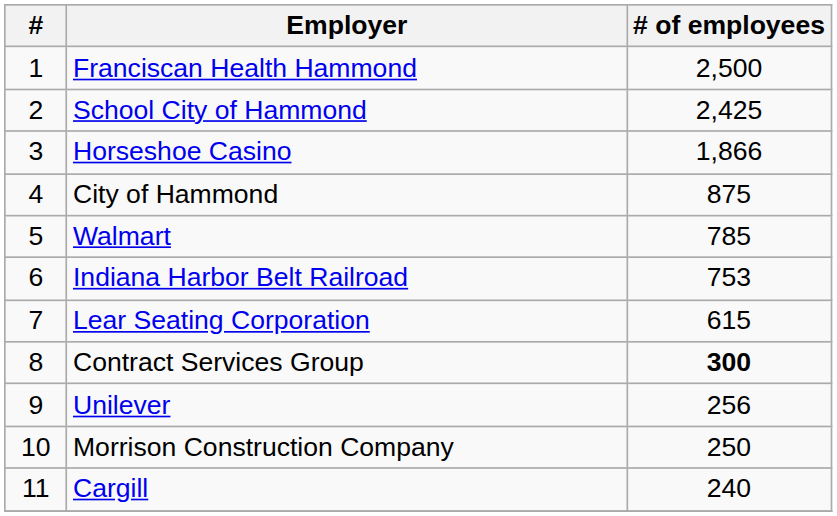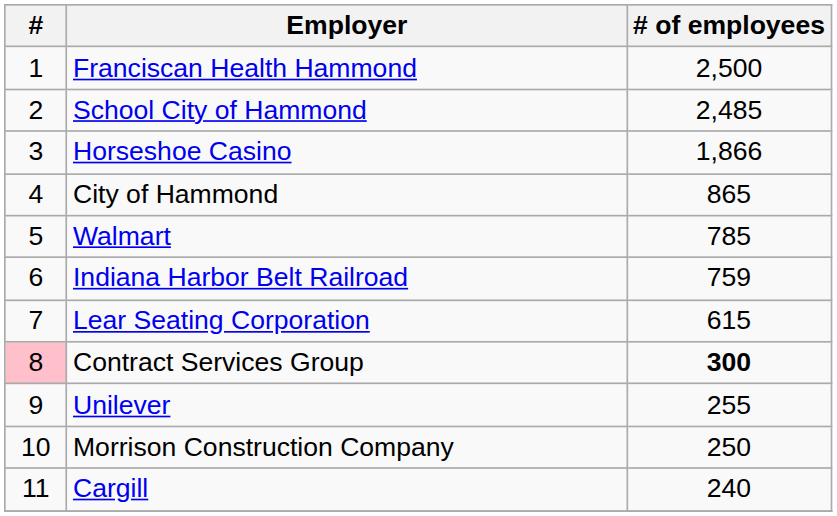(729, 109) 2,425 -> (729, 109) 2,485
(729, 194) 875 -> (729, 194) 865
(729, 278) 753 -> (729, 278) 759
(36, 362) no background -> (36, 362) pink background
(729, 404) 256 -> (729, 404) 255
